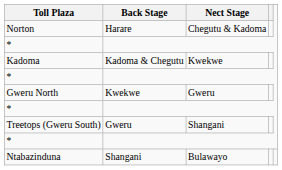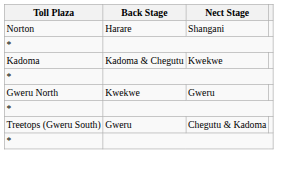(227, 28) Chegutu & Kadoma -> (206, 28) Shangani
(206, 124) Shangani -> (227, 124) Chegutu & Kadoma
- row: (34, 157)
